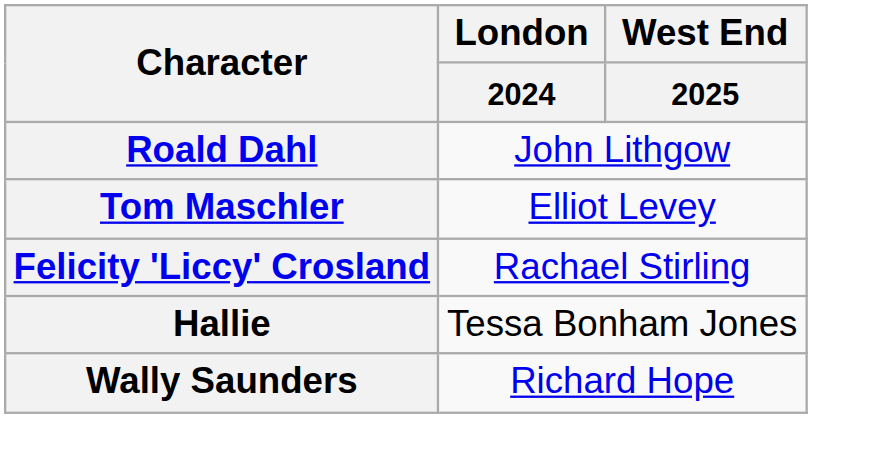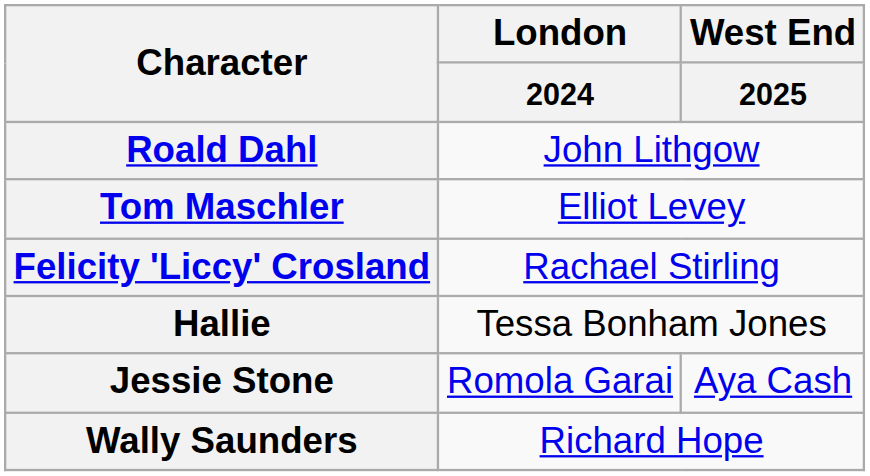+ row: (222, 382)
